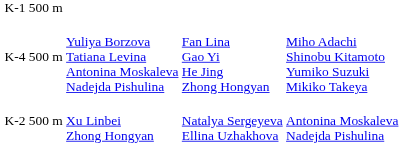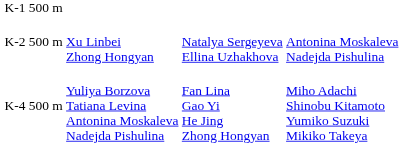rows swapped: (34, 120) <-> (34, 56)
